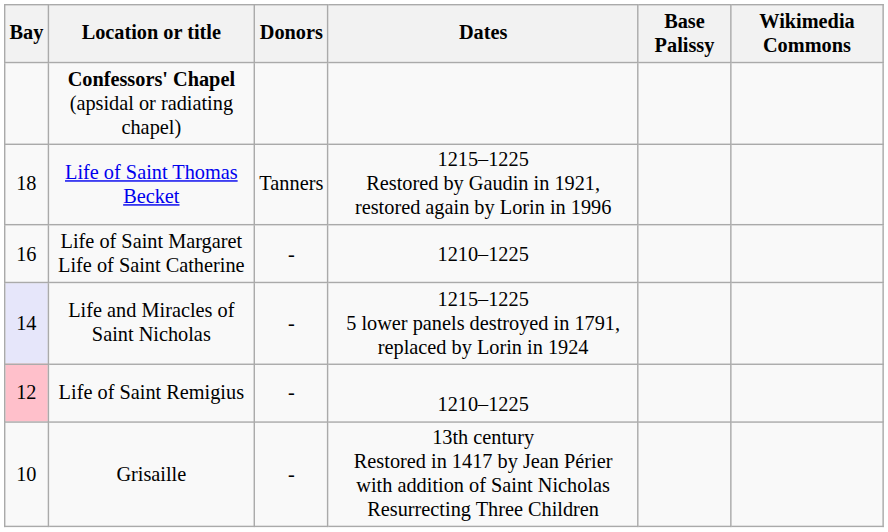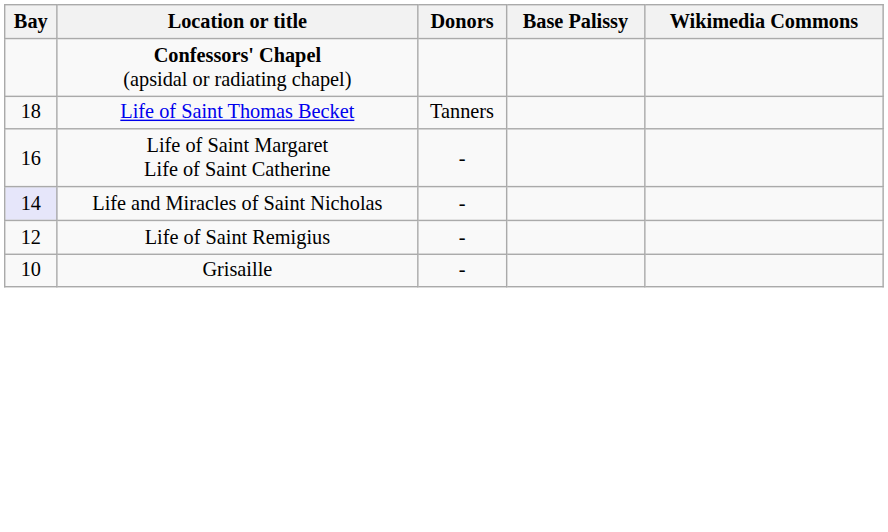- column: (483, 33)
(26, 392) pink background -> (31, 237) no background
